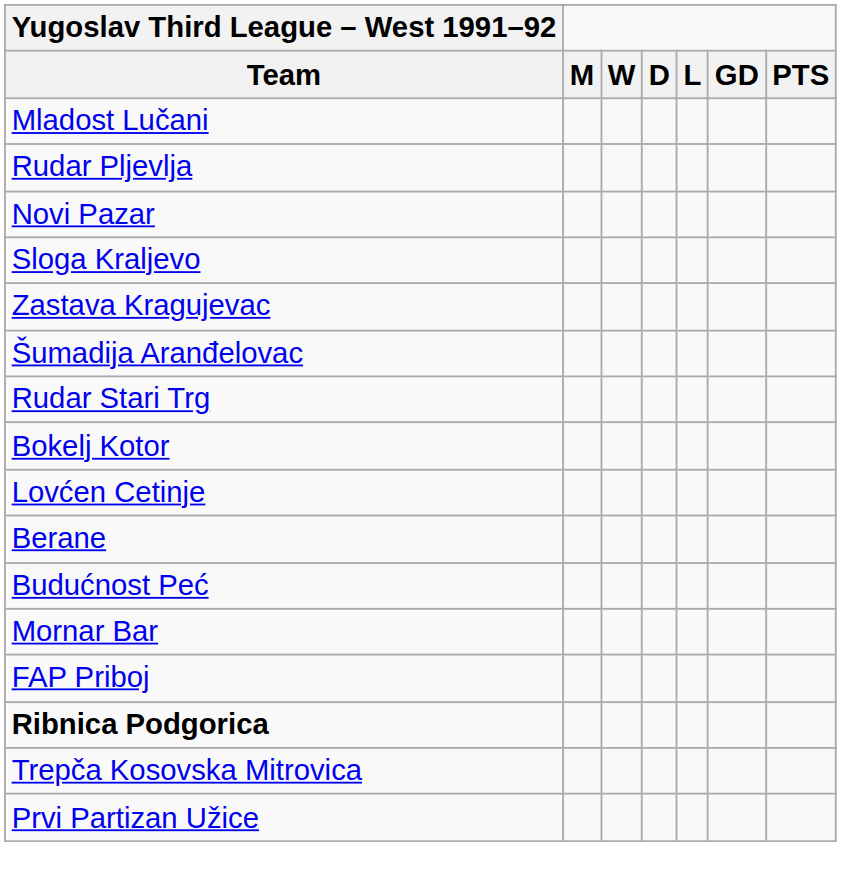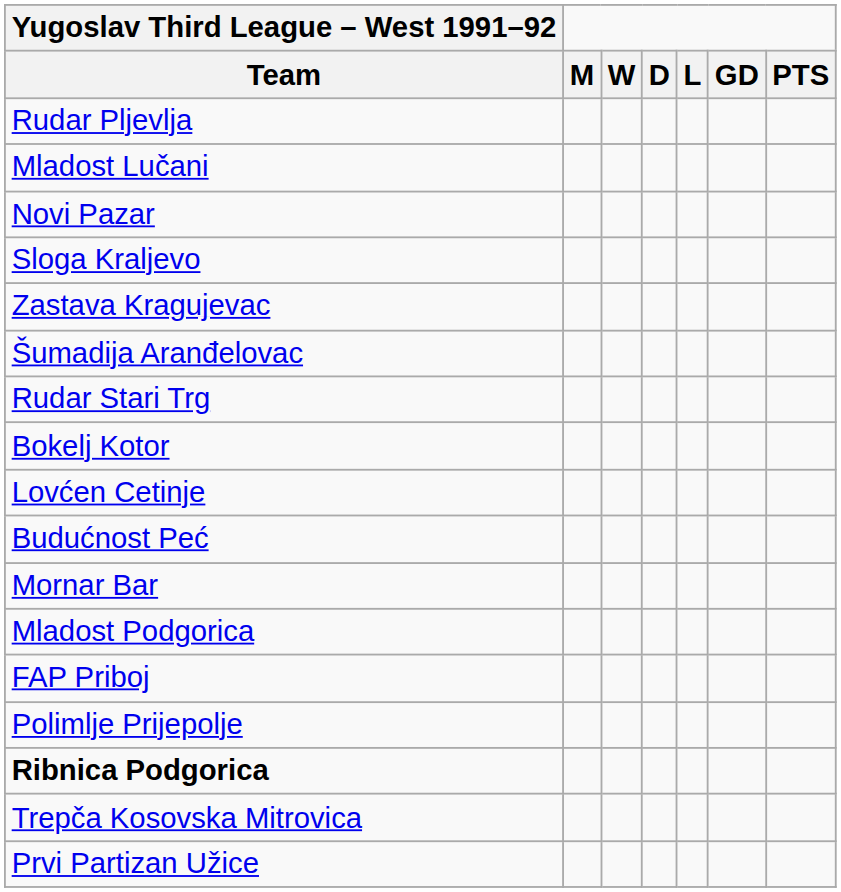rows swapped: (102, 167) <-> (110, 120)
- row: (59, 538)
+ row: (133, 631)
+ row: (127, 724)
